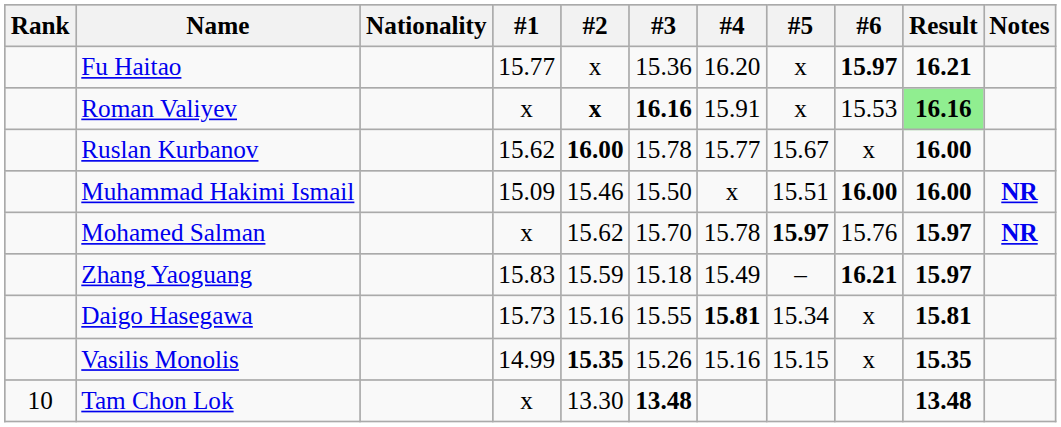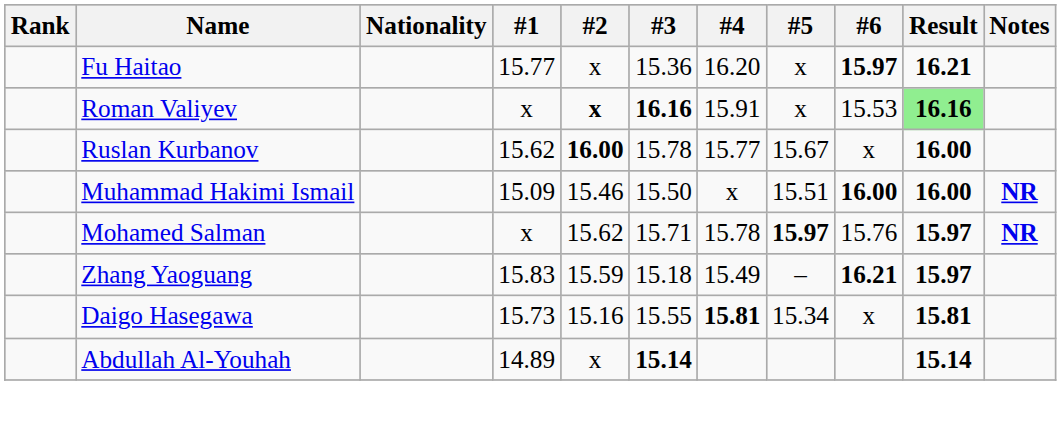(664, 233) 15.70 -> (664, 233) 15.71
- row: (160, 358)
+ row: (186, 358)
- row: (157, 399)
